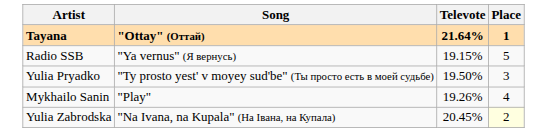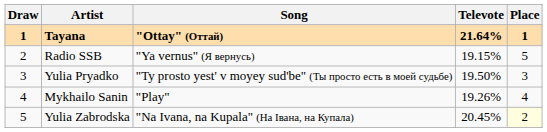+ column: (23, 14)
